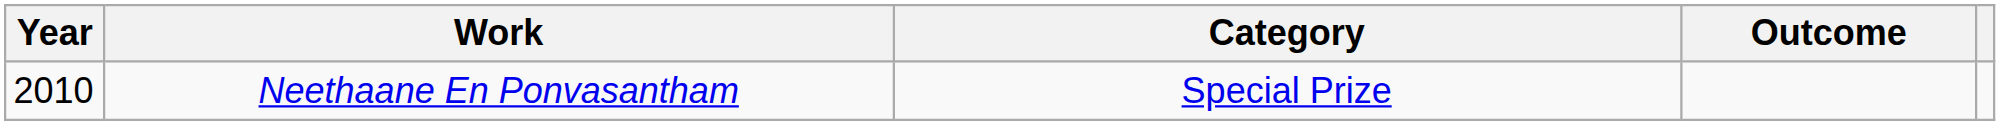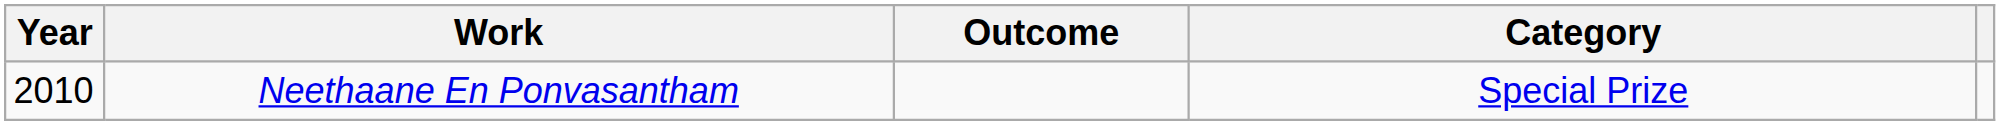columns swapped: (1287, 33) <-> (1829, 33)
